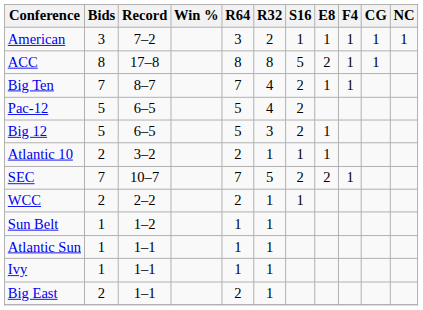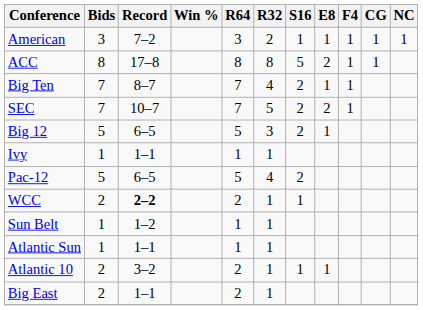rows swapped: (21, 177) <-> (28, 108)
rows swapped: (40, 154) <-> (18, 270)
(145, 200) normal -> (145, 200) bold
